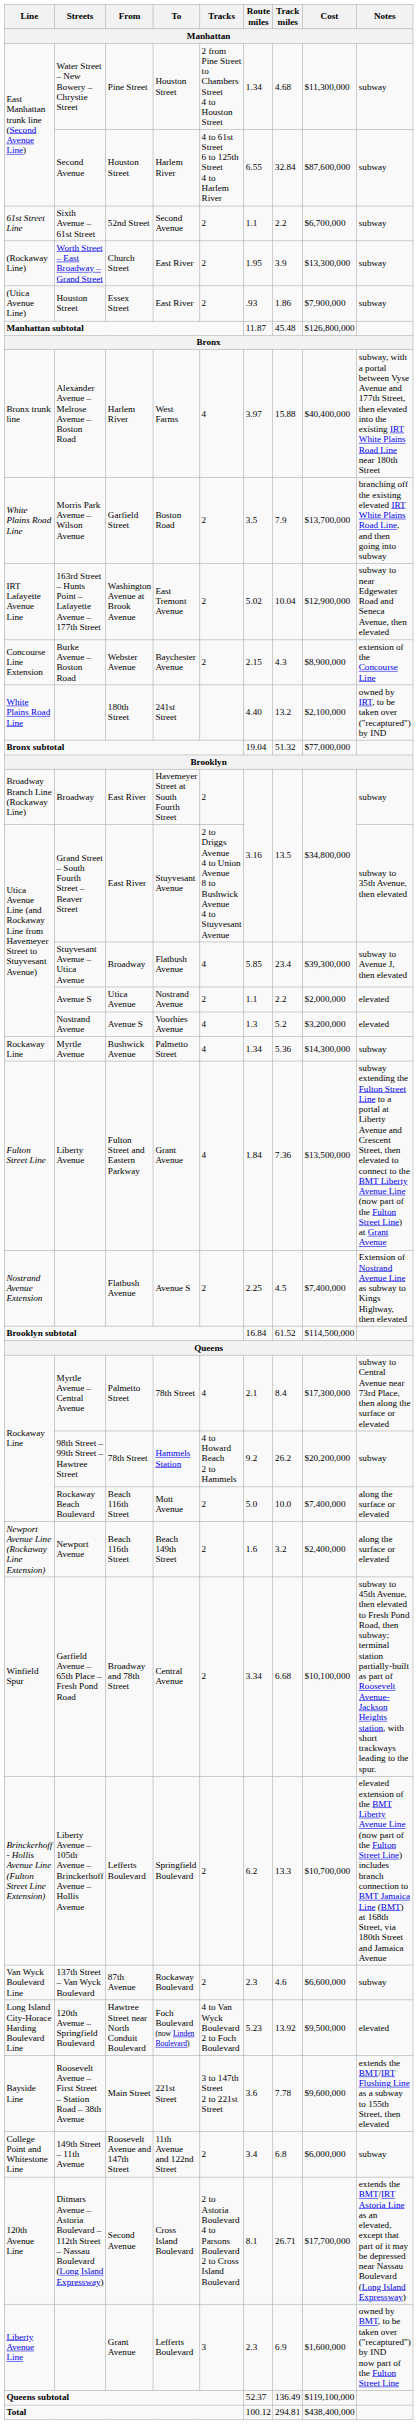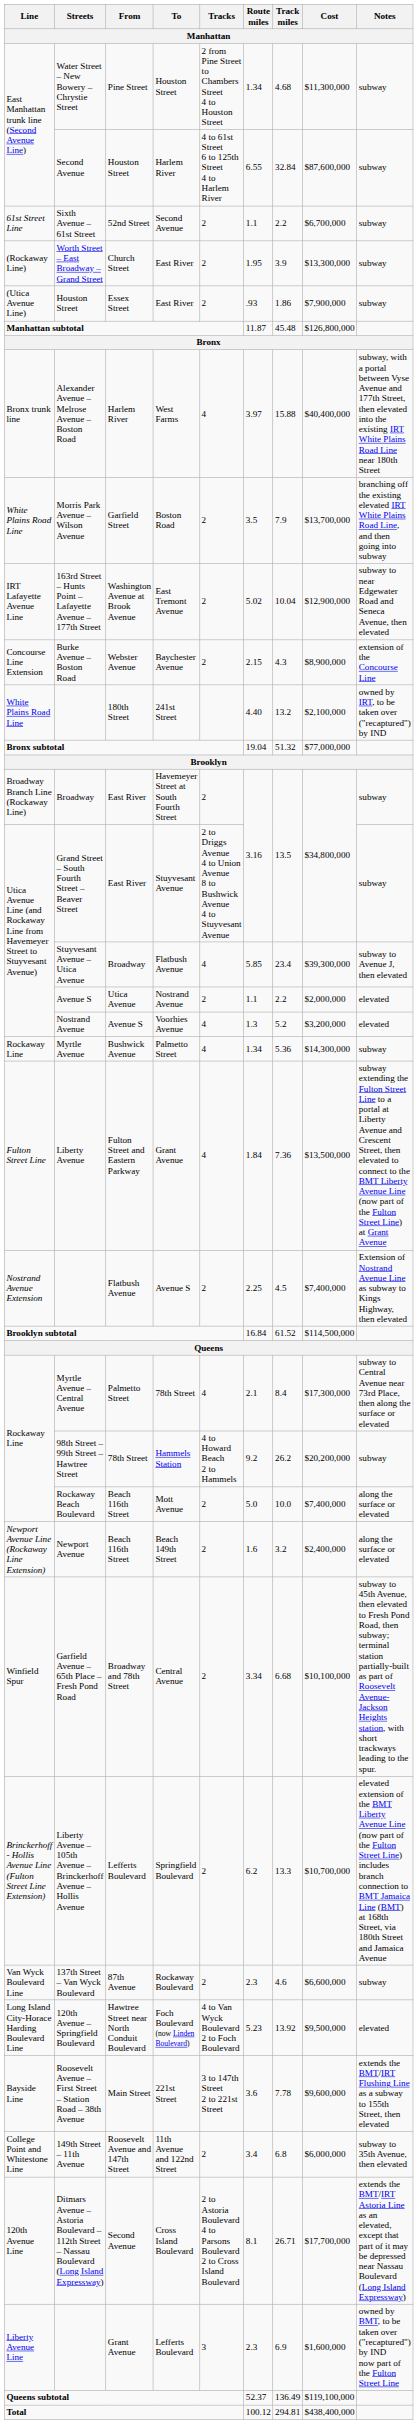(383, 883) subway to 35th Avenue, then elevated -> (373, 883) subway
(373, 2154) subway -> (383, 2154) subway to 35th Avenue, then elevated
